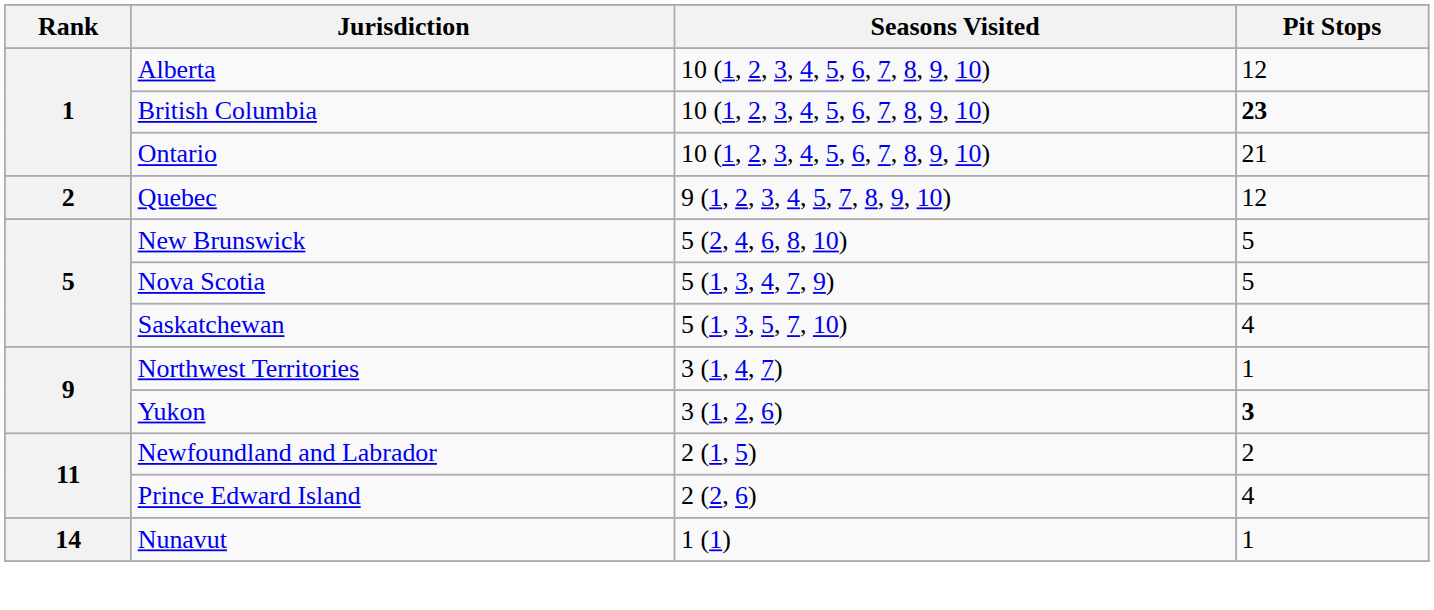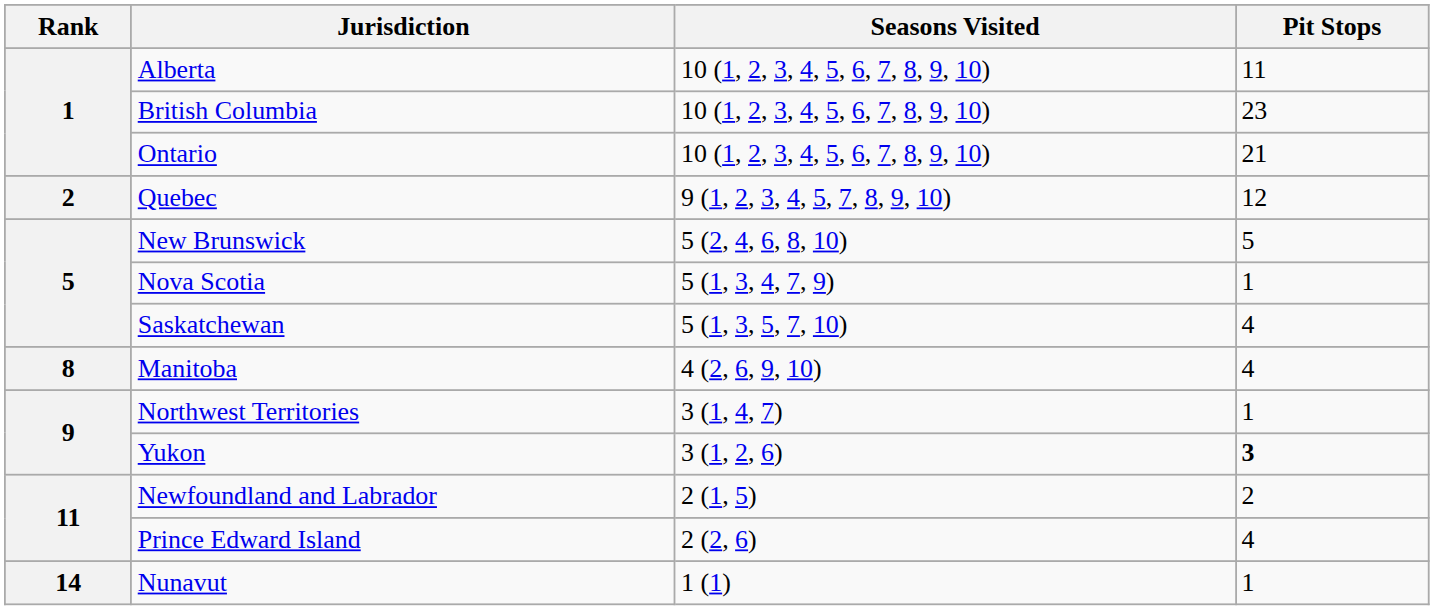(1254, 69) 12 -> (1254, 69) 11
(1254, 111) bold -> (1254, 111) normal
(1248, 282) 5 -> (1248, 282) 1
+ row: (187, 368)
